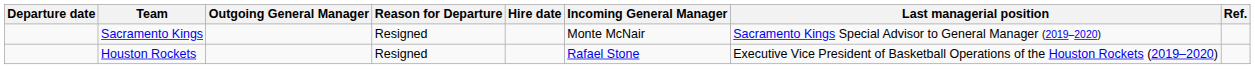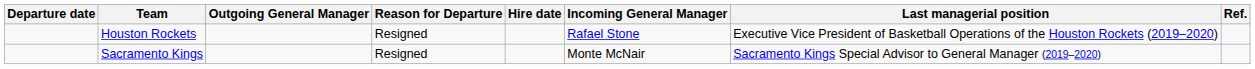rows swapped: (152, 34) <-> (149, 53)
